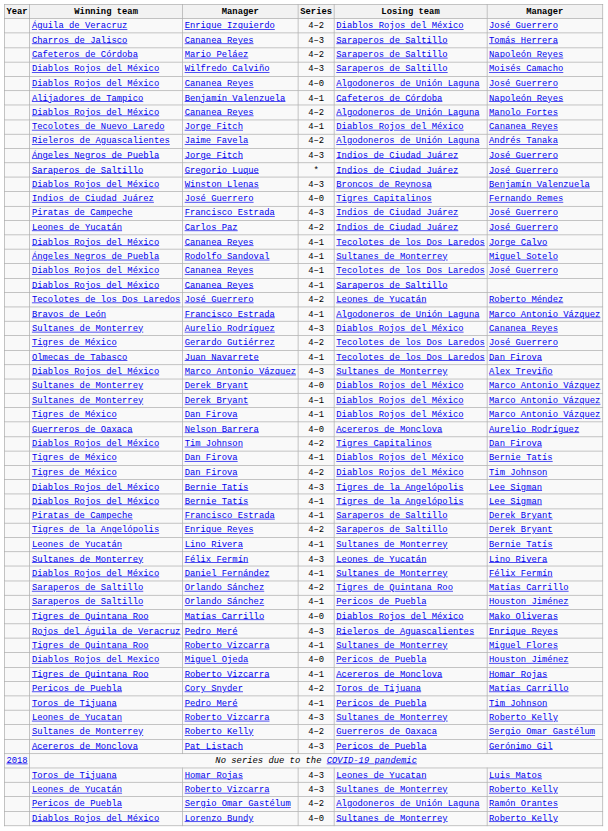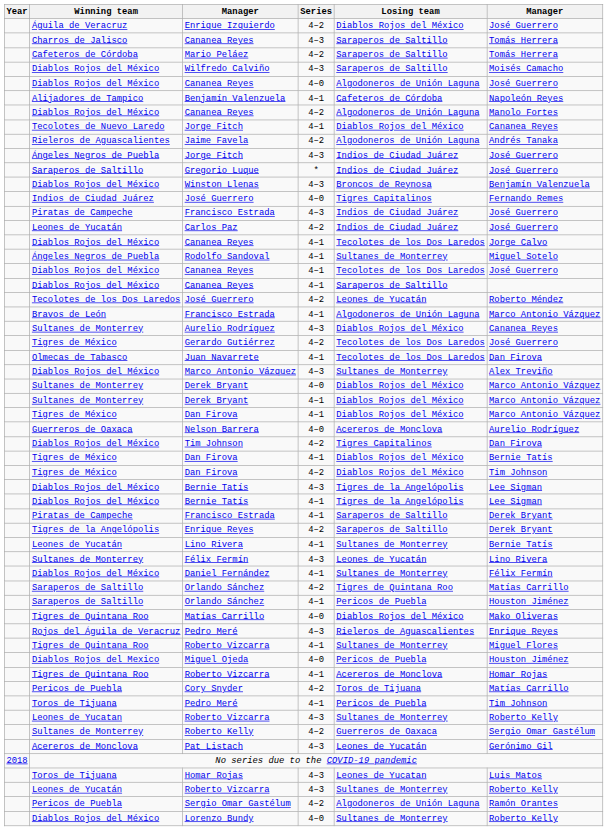(526, 55) Napoleón Reyes -> (524, 55) Tomás Herrera
(381, 746) Pericos de Puebla -> (381, 746) Leones de Yucatán
